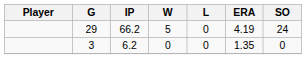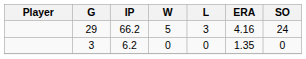(206, 29) 0 -> (206, 29) 3
(244, 29) 4.19 -> (244, 29) 4.16
